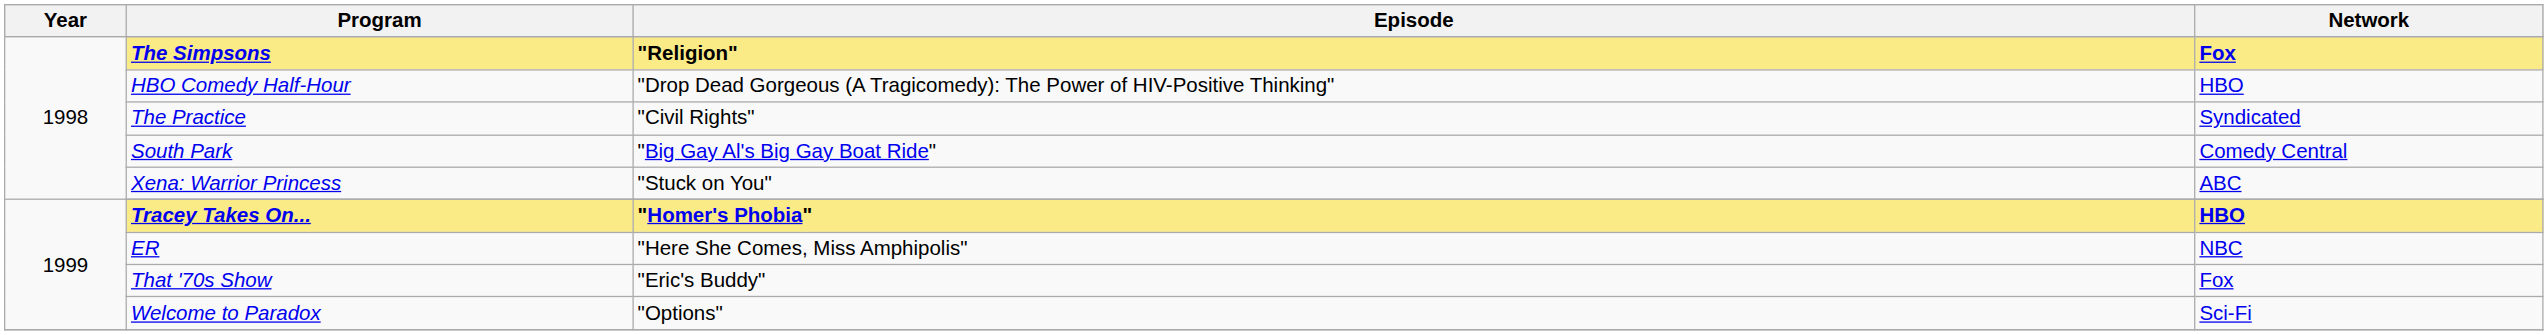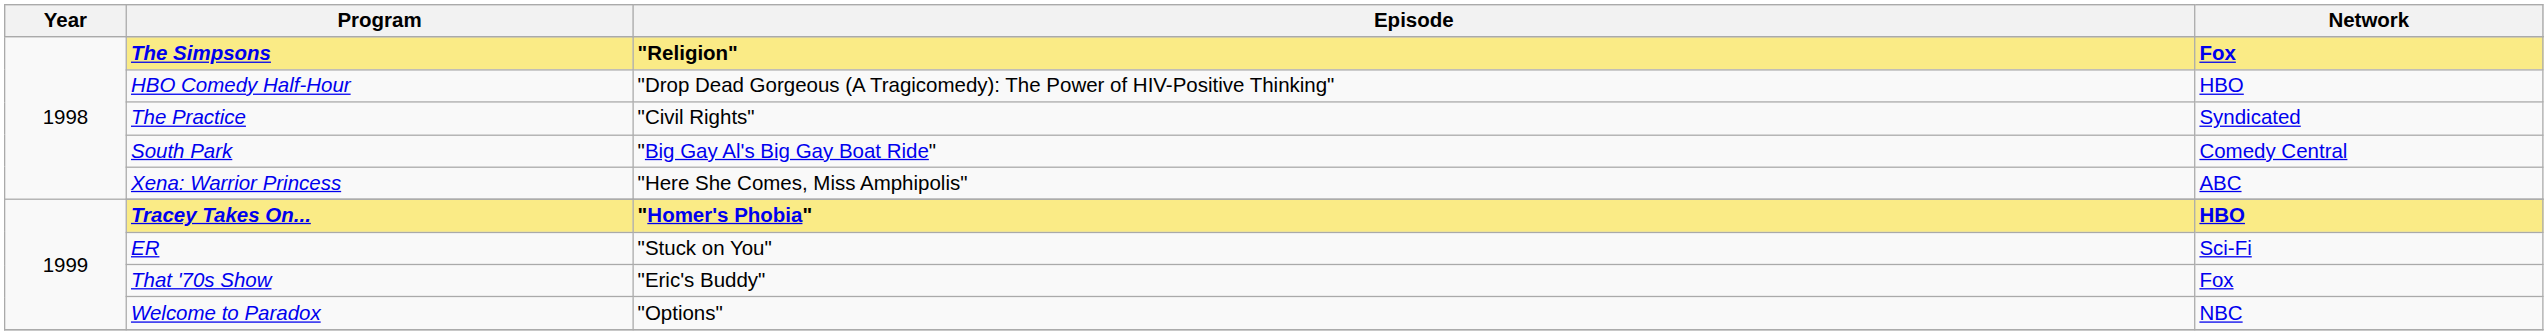(705, 183) "Stuck on You" -> (803, 183) "Here She Comes, Miss Amphipolis"
(803, 248) "Here She Comes, Miss Amphipolis" -> (705, 248) "Stuck on You"
(2221, 248) NBC -> (2226, 248) Sci-Fi
(2226, 313) Sci-Fi -> (2221, 313) NBC
